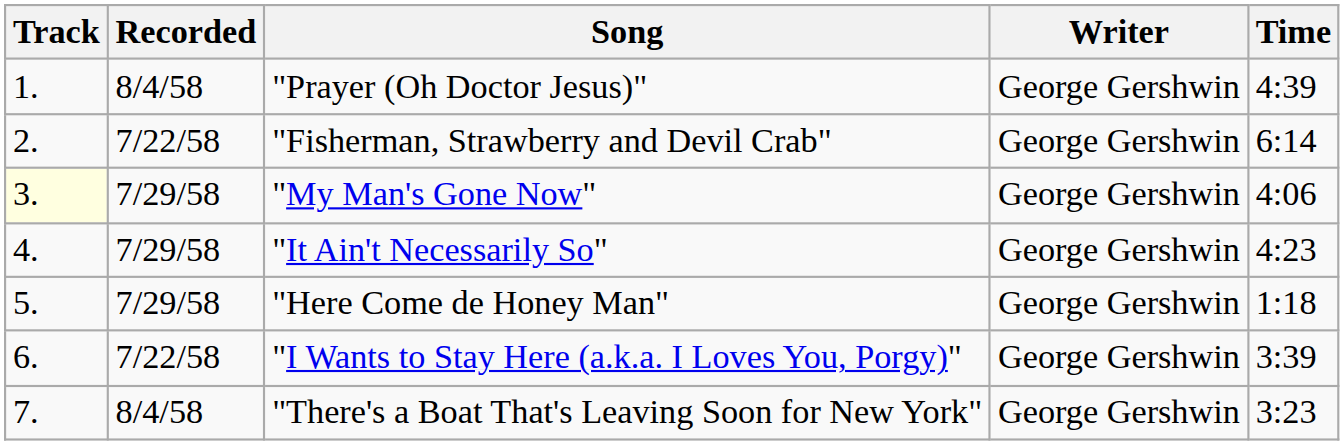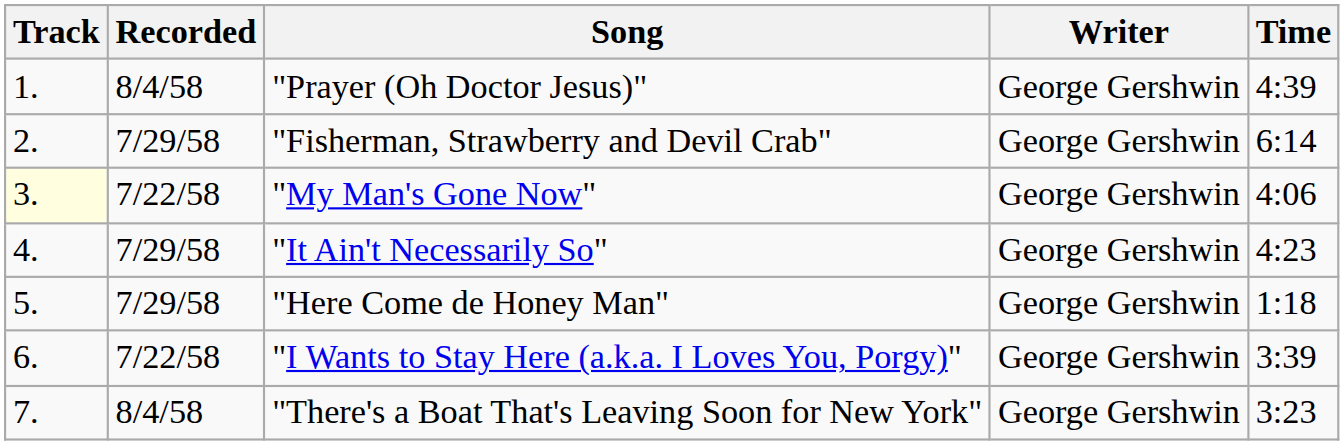(168, 140) 7/22/58 -> (168, 140) 7/29/58
(168, 194) 7/29/58 -> (168, 194) 7/22/58
